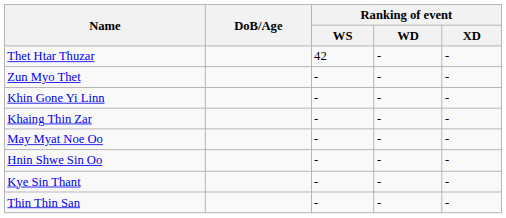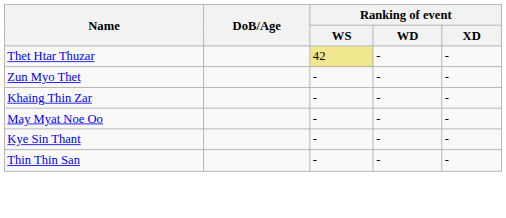(320, 56) no background -> (319, 56) khaki background
- row: (56, 98)
- row: (55, 160)
